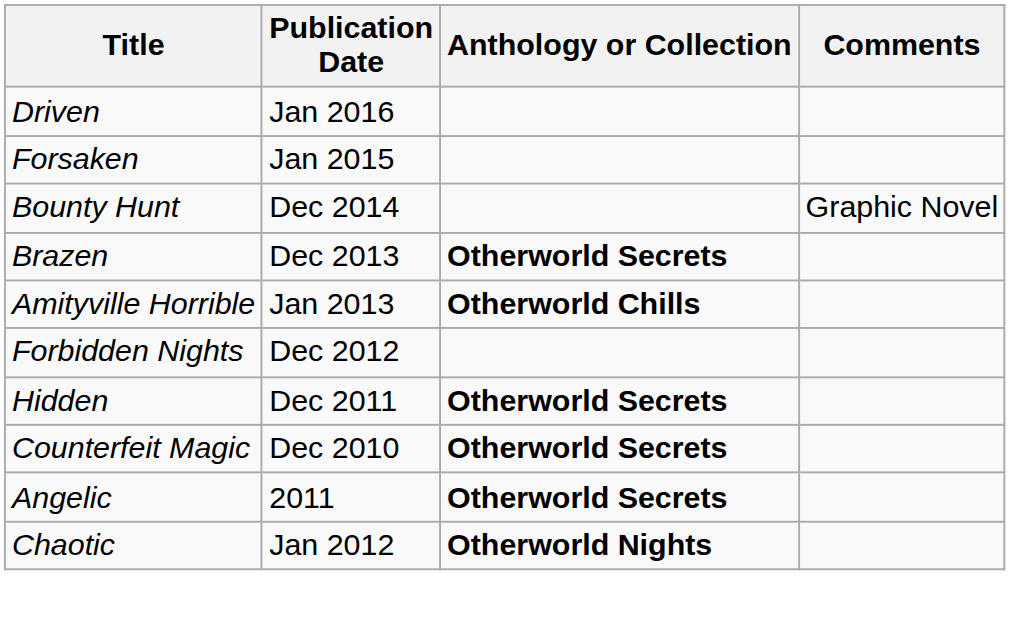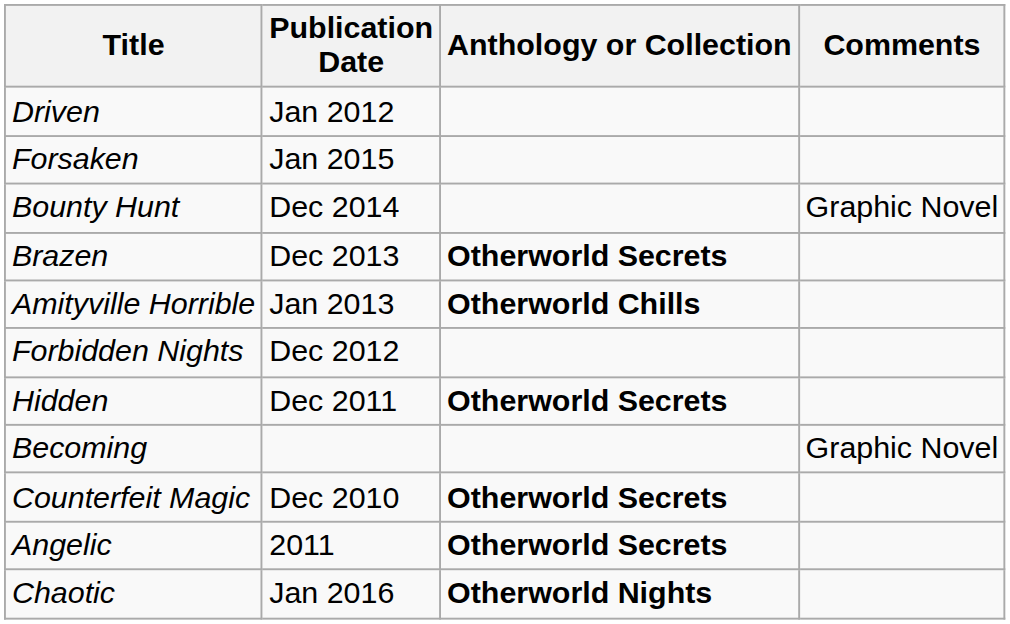(332, 111) Jan 2016 -> (332, 111) Jan 2012
+ row: (80, 448)
(332, 544) Jan 2012 -> (332, 593) Jan 2016
